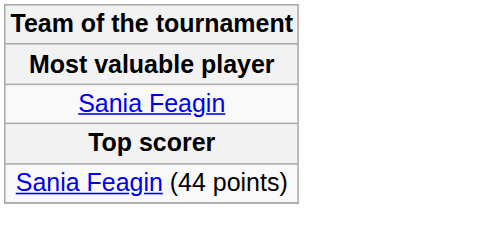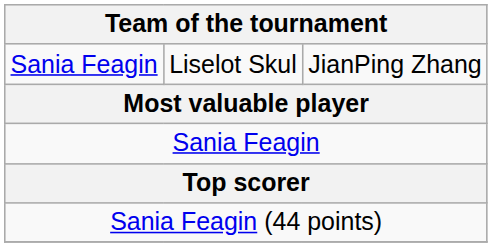+ row: (233, 63)
